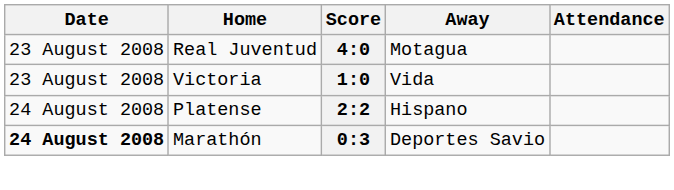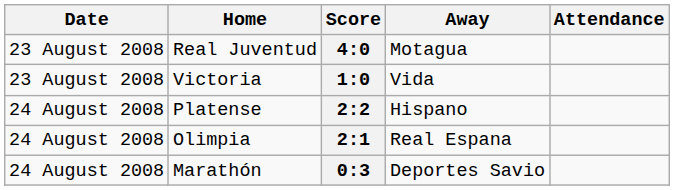+ row: (353, 140)
(87, 140) bold -> (87, 170) normal
